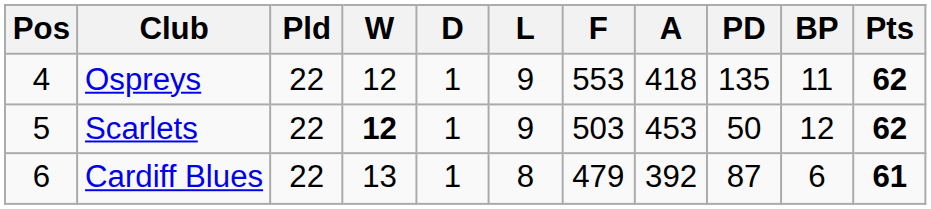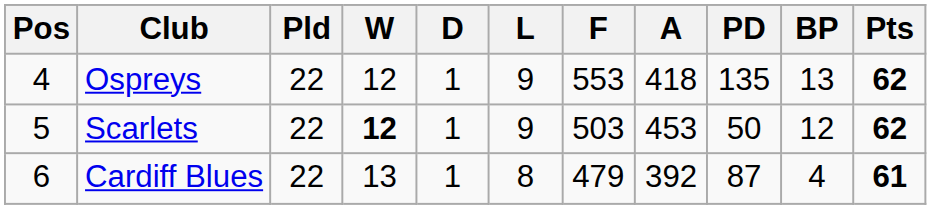(817, 78) 11 -> (817, 78) 13
(817, 177) 6 -> (817, 177) 4
